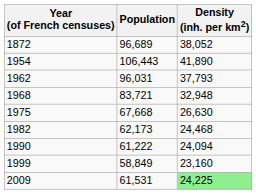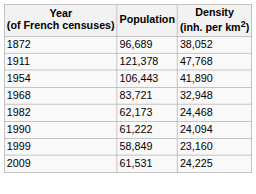+ row: (18, 61)
- row: (19, 78)
- row: (19, 112)
(196, 180) lightgreen background -> (196, 163) no background
